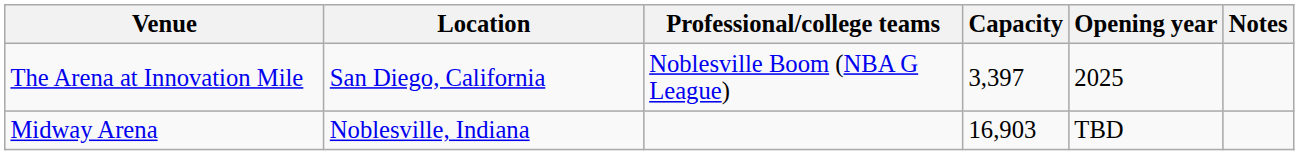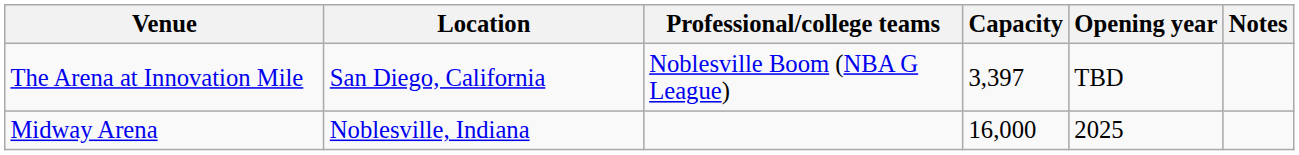(1099, 76) 2025 -> (1099, 76) TBD
(1002, 129) 16,903 -> (1002, 129) 16,000
(1099, 129) TBD -> (1099, 129) 2025
